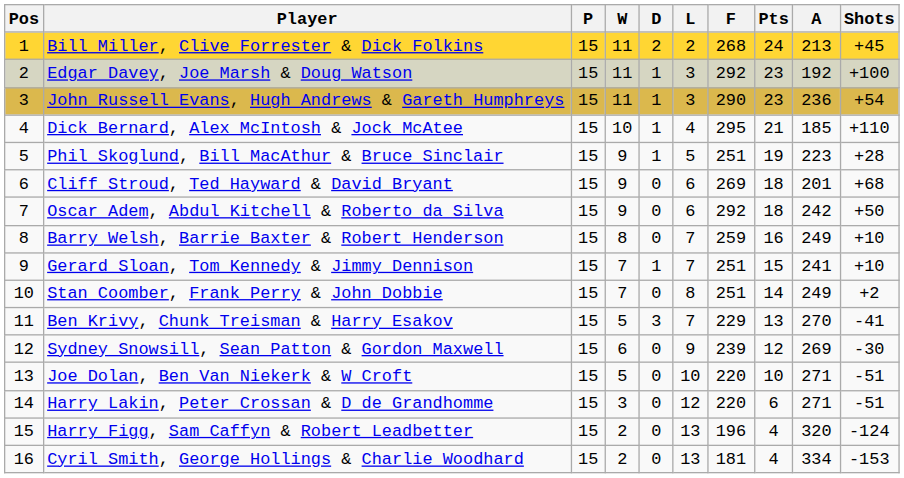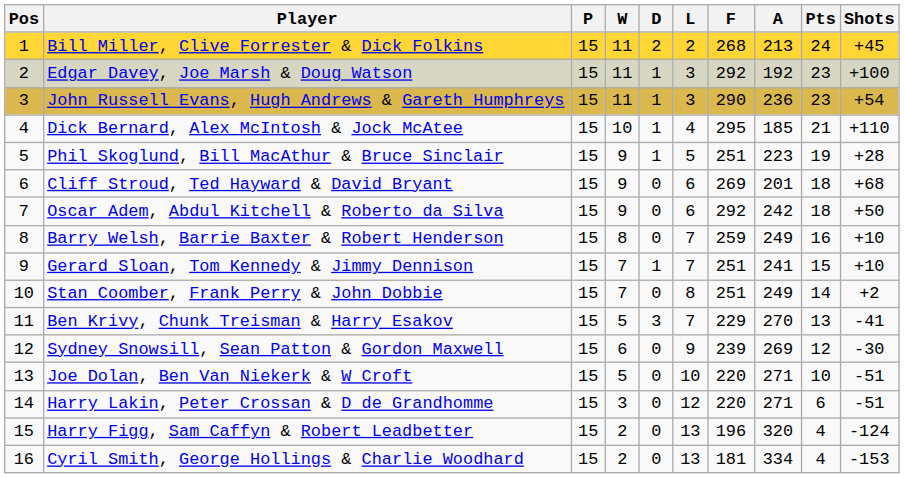columns swapped: (816, 18) <-> (774, 18)
